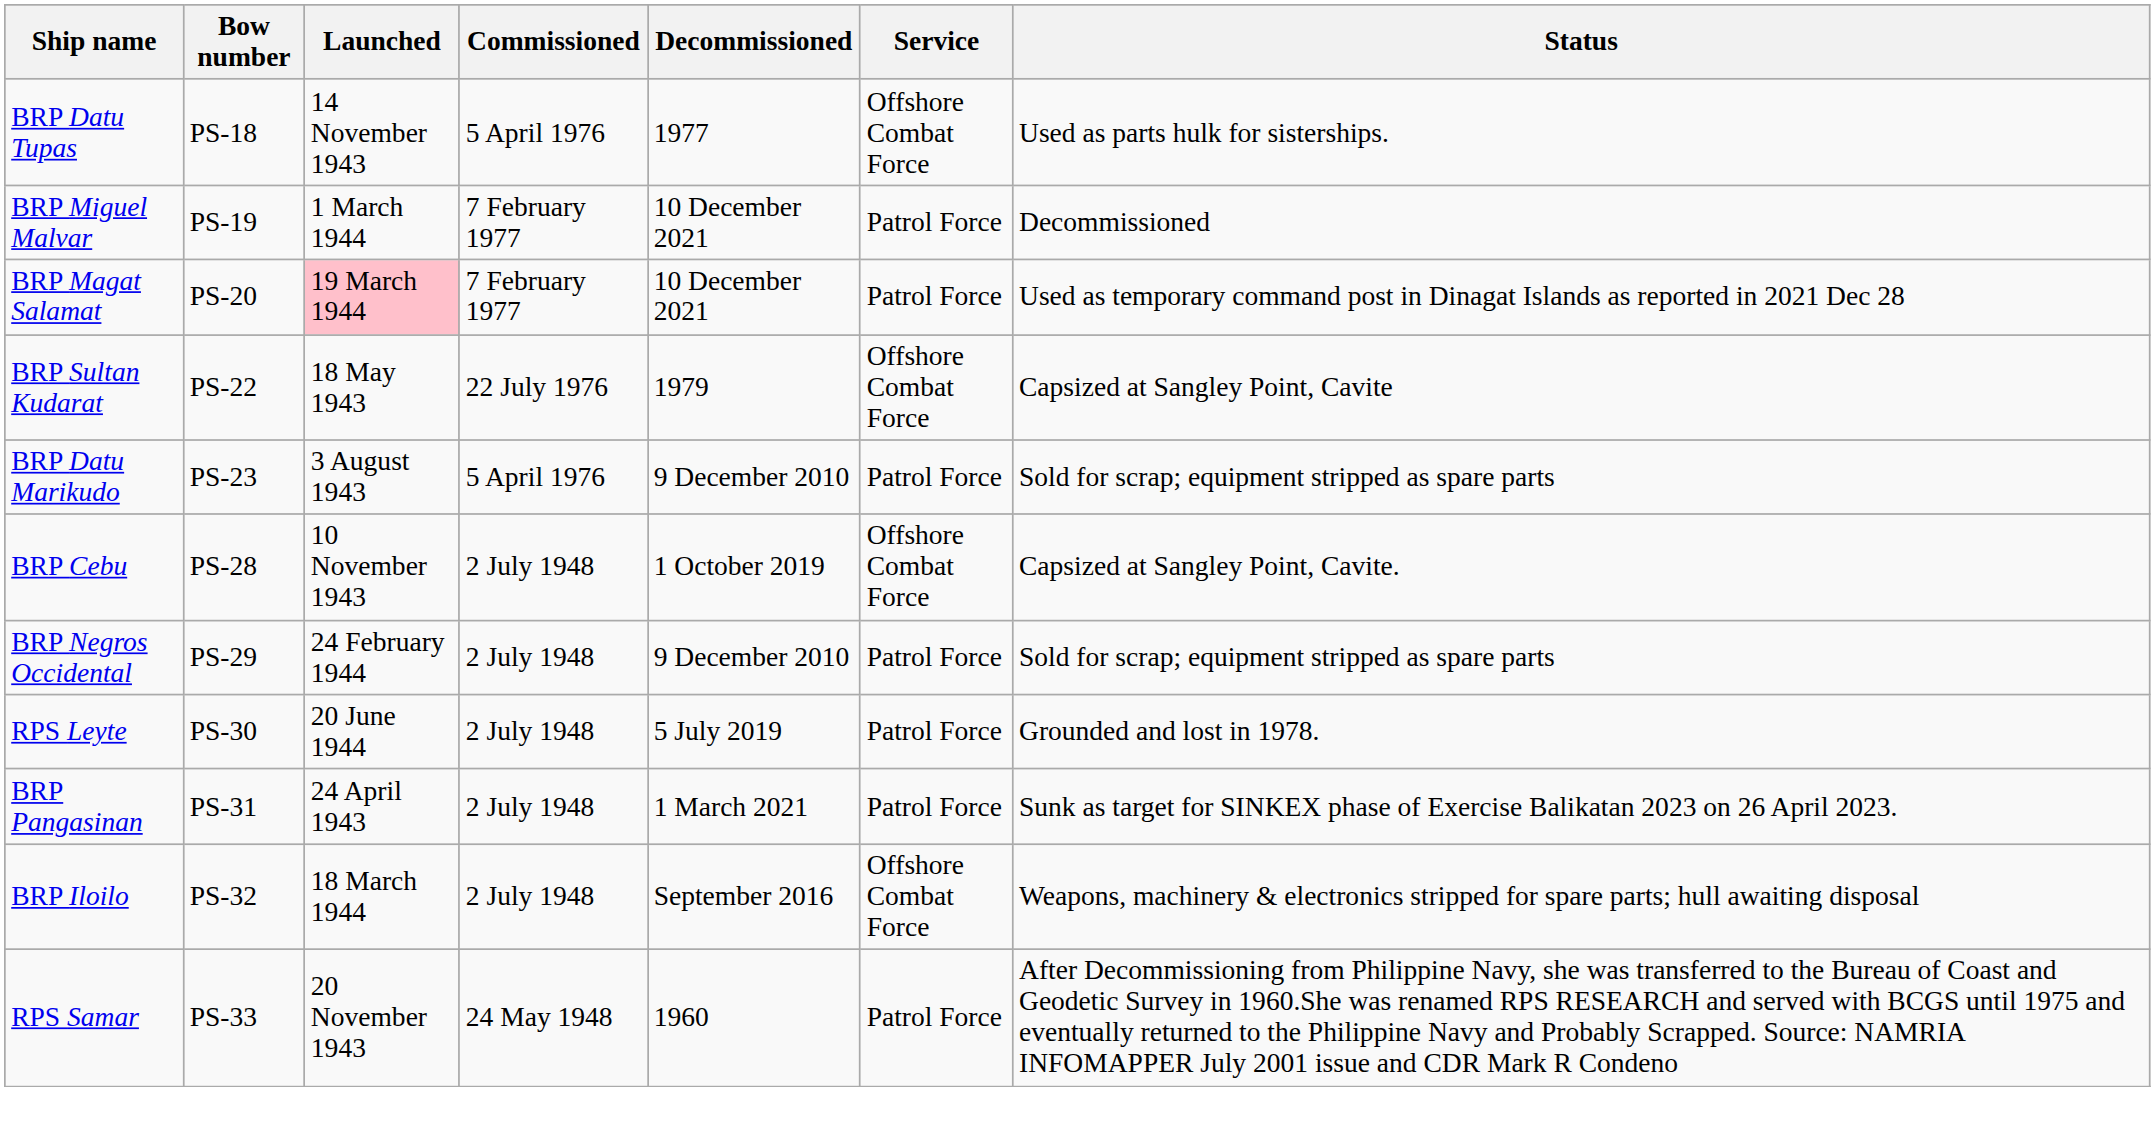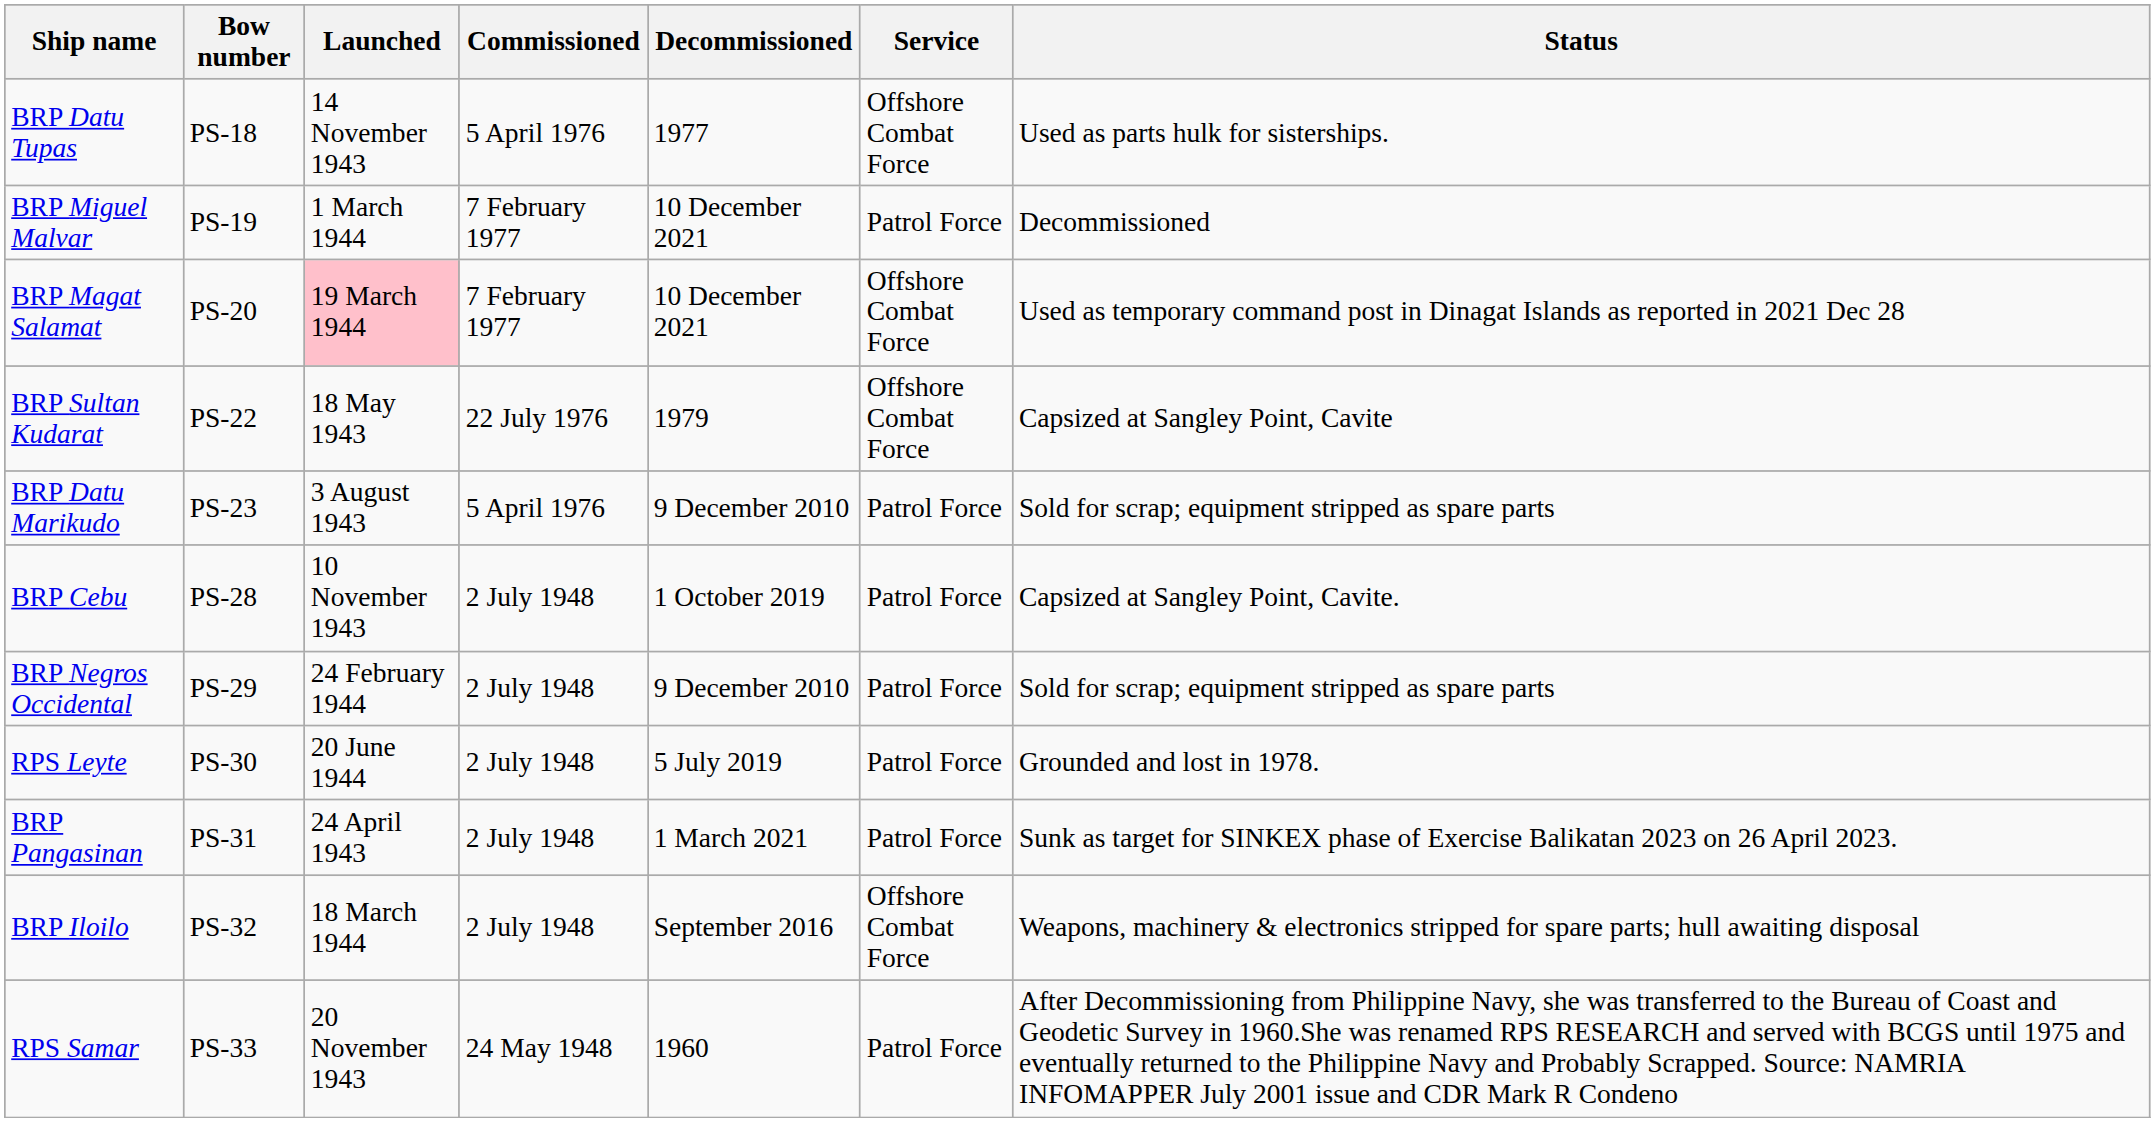(934, 296) Patrol Force -> (915, 312) Offshore Combat Force
(915, 566) Offshore Combat Force -> (934, 597) Patrol Force
